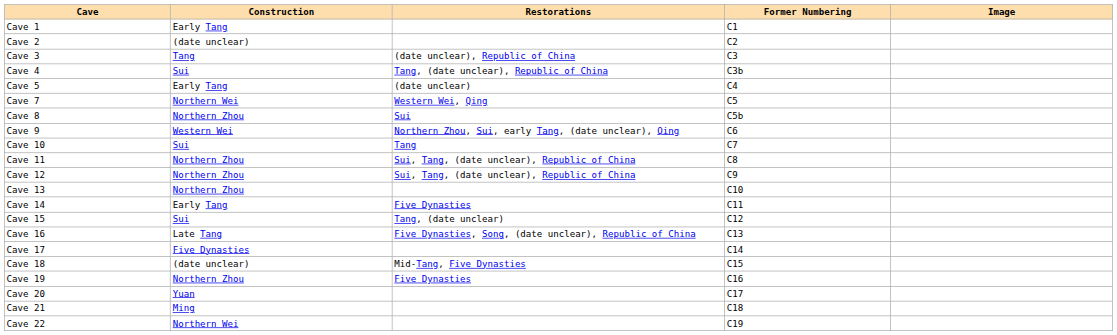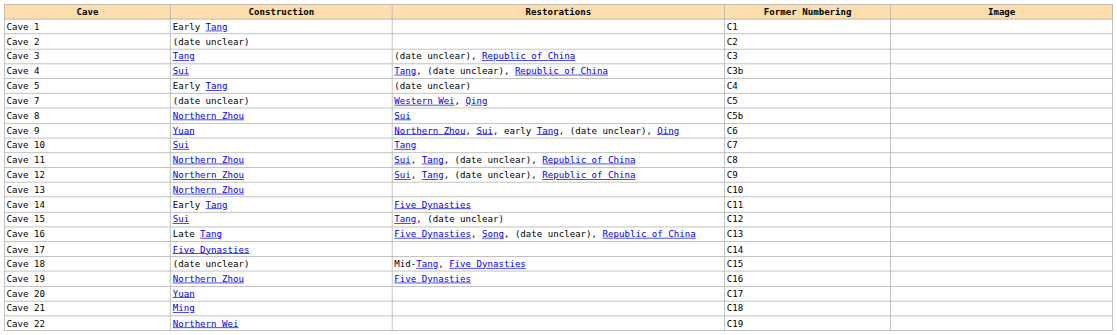(206, 101) Northern Wei -> (211, 101) (date unclear)
(203, 130) Western Wei -> (184, 130) Yuan
